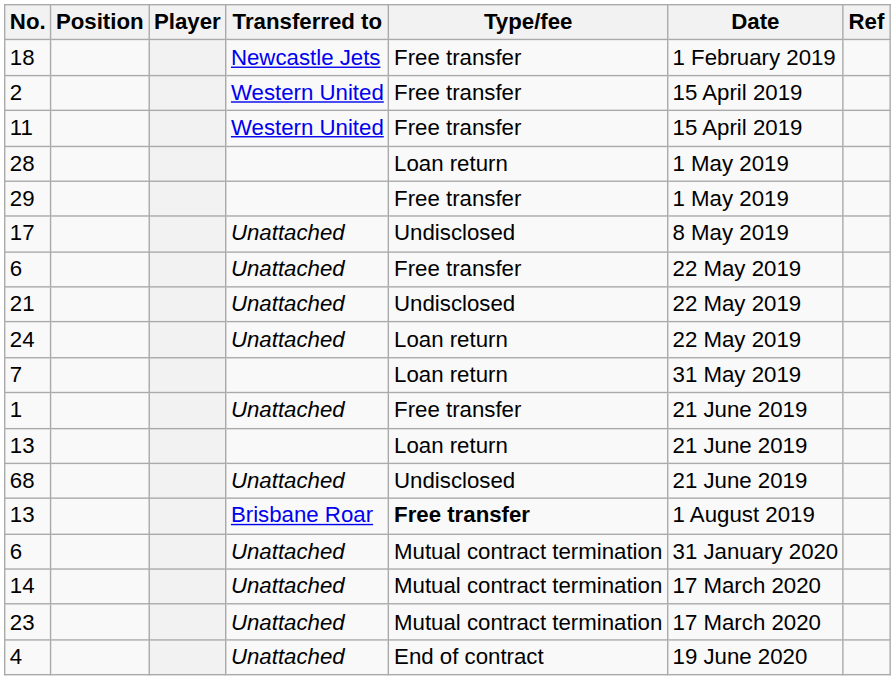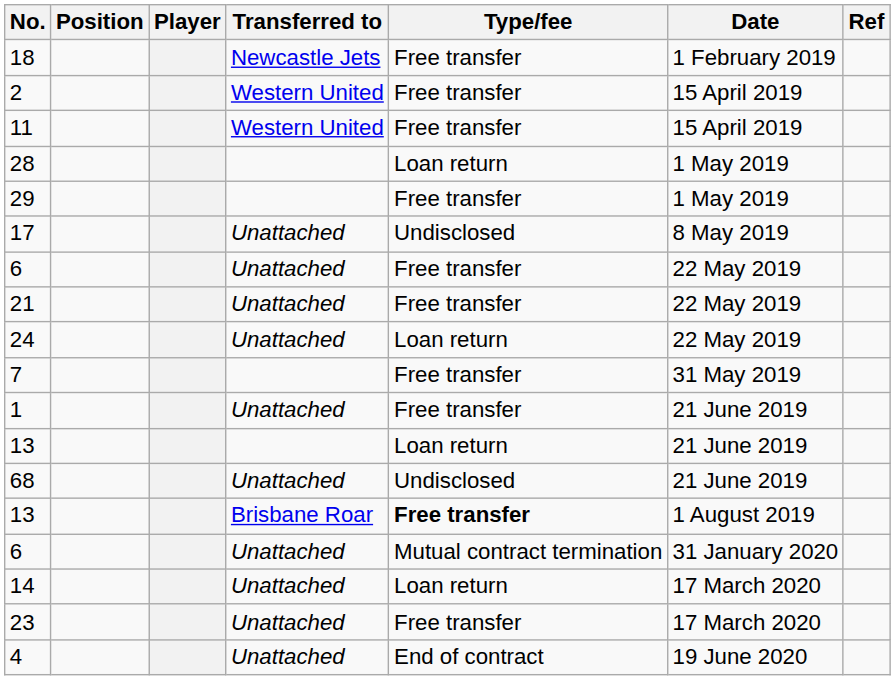(455, 304) Undisclosed -> (458, 304) Free transfer
(451, 374) Loan return -> (458, 374) Free transfer
(528, 586) Mutual contract termination -> (451, 586) Loan return
(528, 621) Mutual contract termination -> (458, 621) Free transfer
